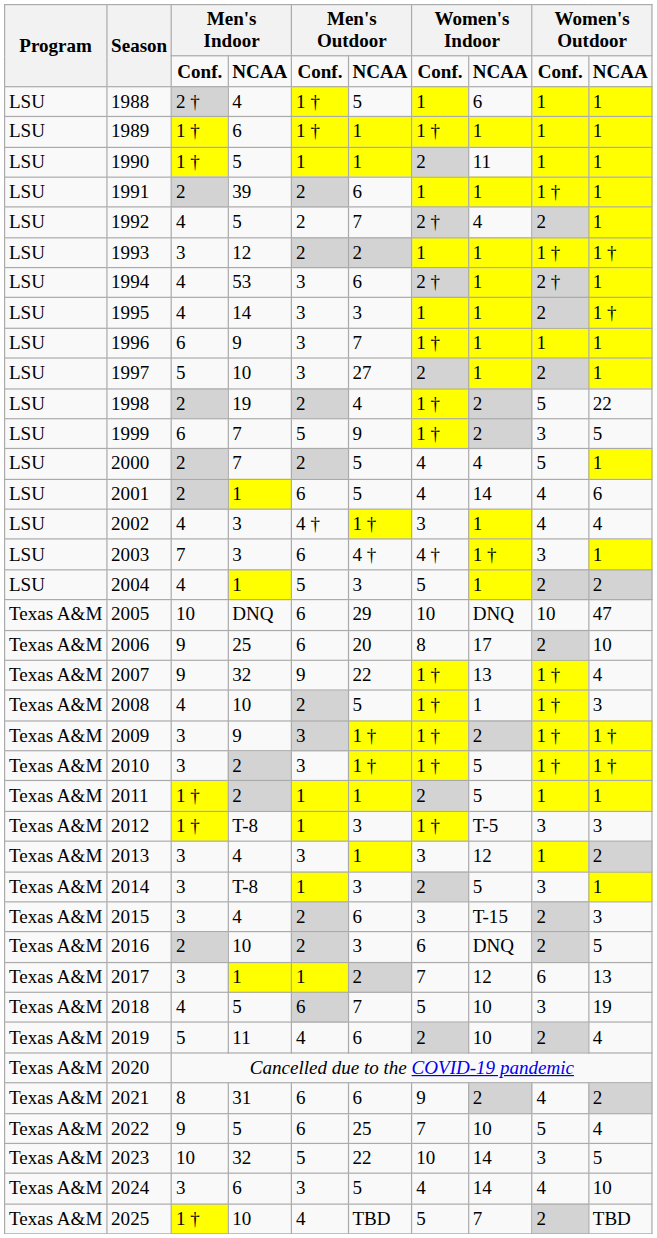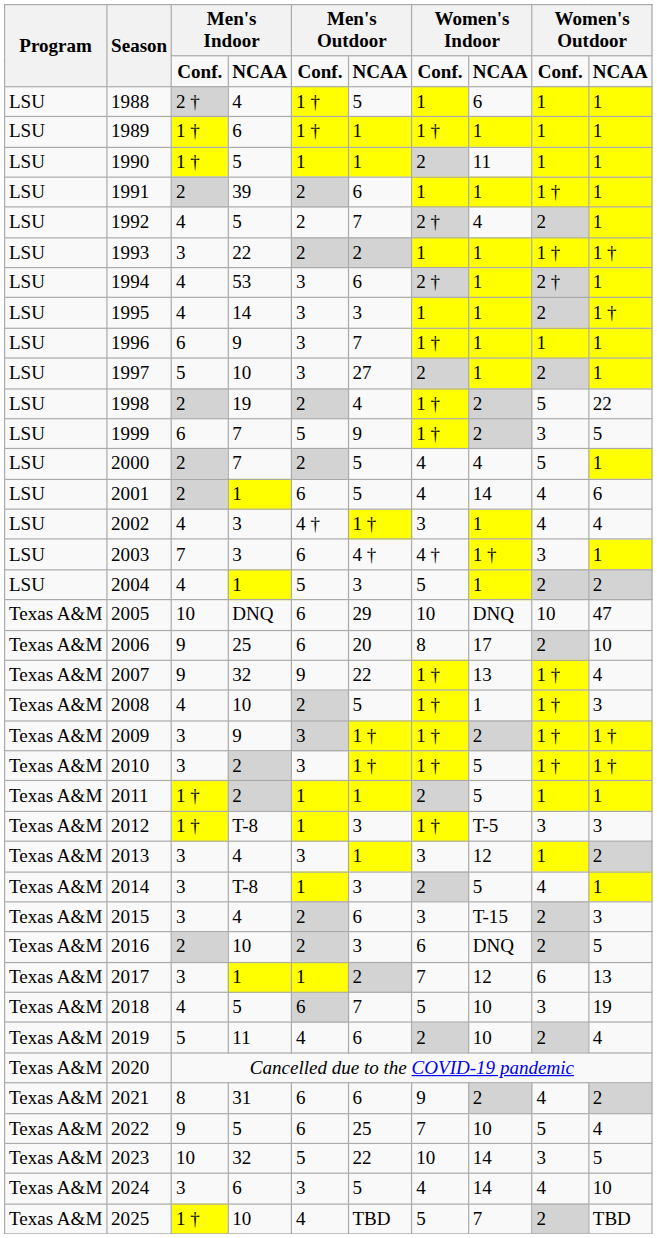(242, 252) 12 -> (242, 252) 22
(541, 886) 3 -> (541, 886) 4
